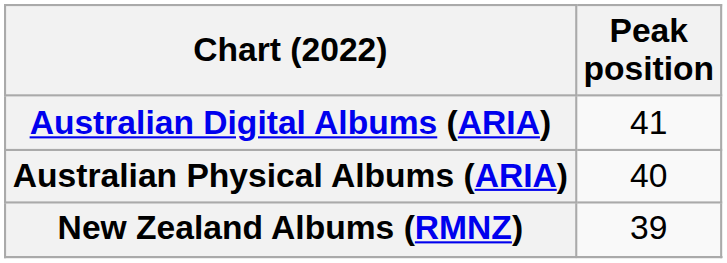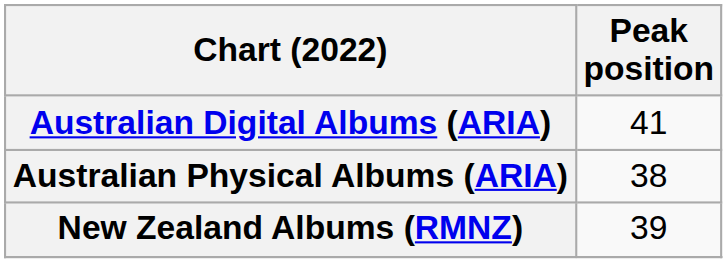(649, 175) 40 -> (649, 175) 38
